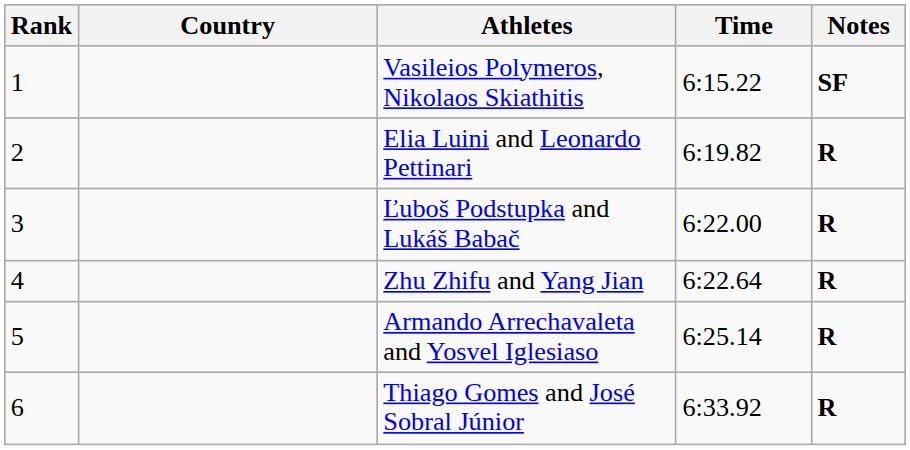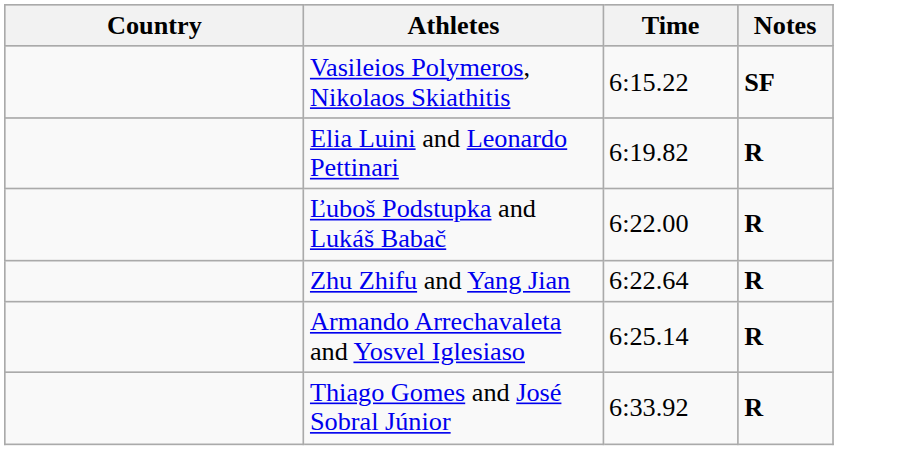- column: (42, 25)
